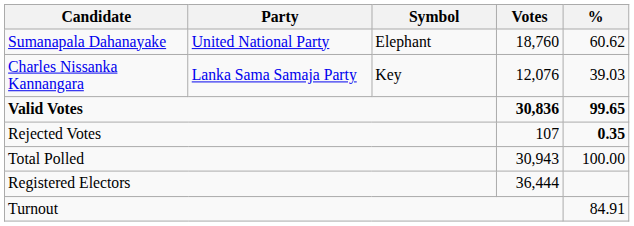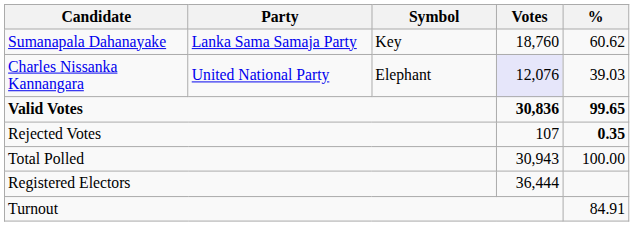(261, 41) United National Party -> (274, 41) Lanka Sama Samaja Party
(403, 41) Elephant -> (388, 41) Key
(274, 75) Lanka Sama Samaja Party -> (261, 75) United National Party
(388, 75) Key -> (403, 75) Elephant
(537, 75) no background -> (537, 75) lavender background
